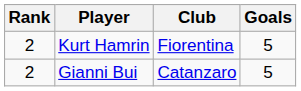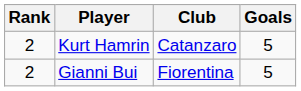(196, 45) Fiorentina -> (197, 45) Catanzaro
(197, 72) Catanzaro -> (196, 72) Fiorentina
